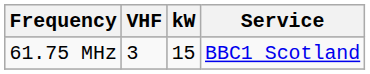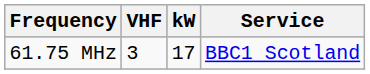(184, 53) 15 -> (184, 53) 17
